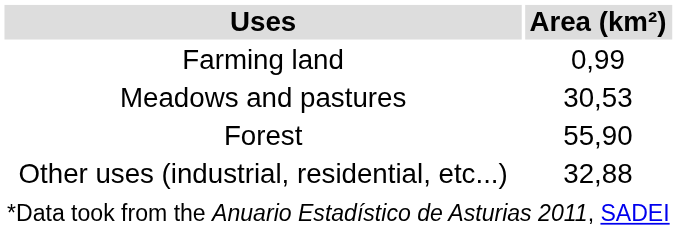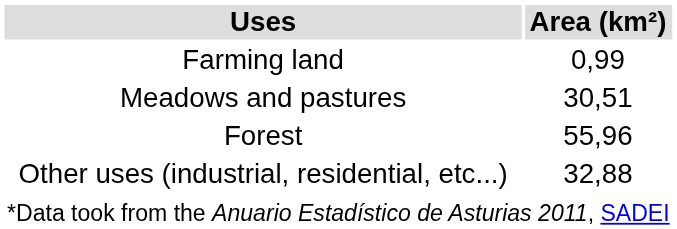(598, 97) 30,53 -> (598, 97) 30,51
(598, 136) 55,90 -> (598, 136) 55,96
